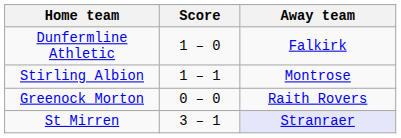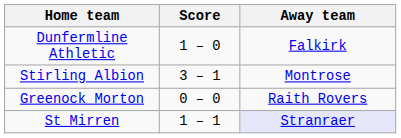(200, 77) 1 – 1 -> (200, 77) 3 – 1
(200, 121) 3 – 1 -> (200, 121) 1 – 1
